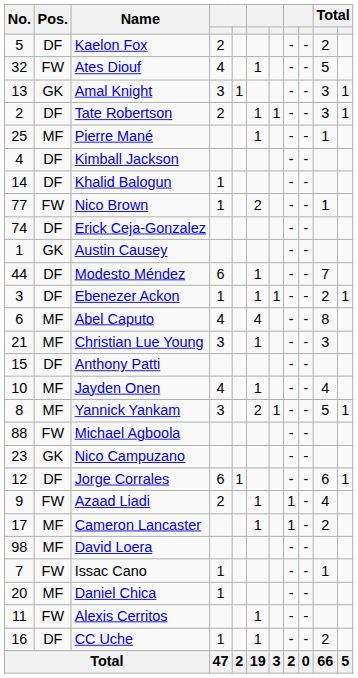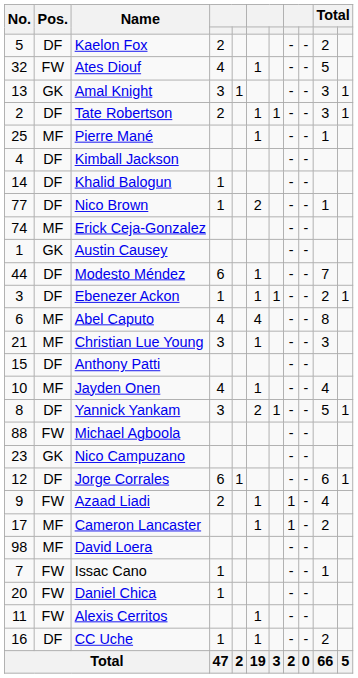(53, 205) FW -> (53, 205) DF
(53, 228) DF -> (53, 228) MF
(53, 410) MF -> (53, 410) DF
(53, 593) MF -> (53, 593) FW
